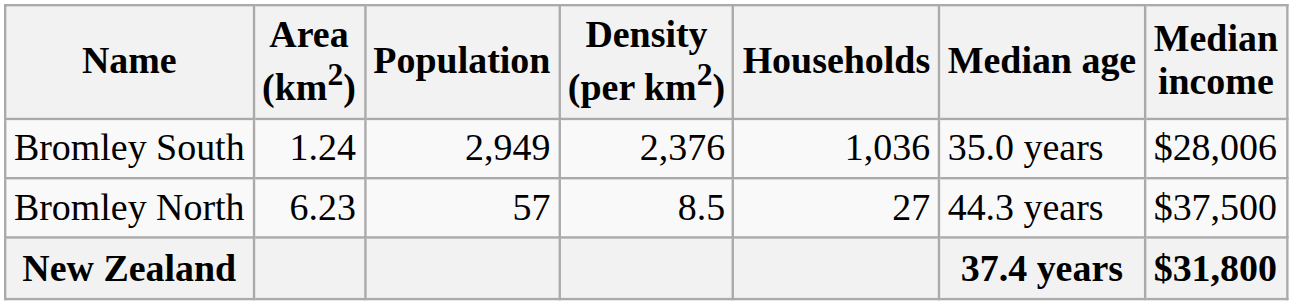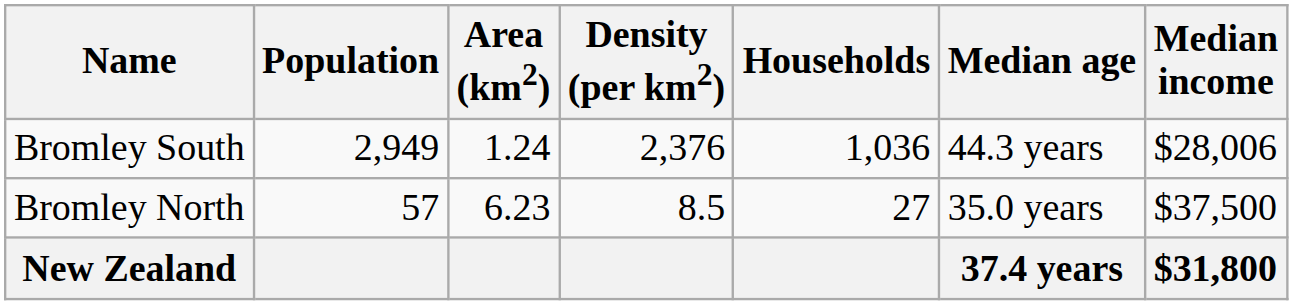columns swapped: (309, 61) <-> (462, 61)
(1026, 147) 35.0 years -> (1026, 147) 44.3 years
(1026, 207) 44.3 years -> (1026, 207) 35.0 years
